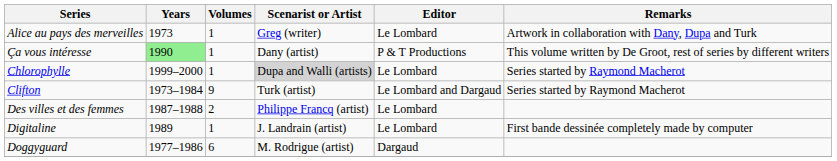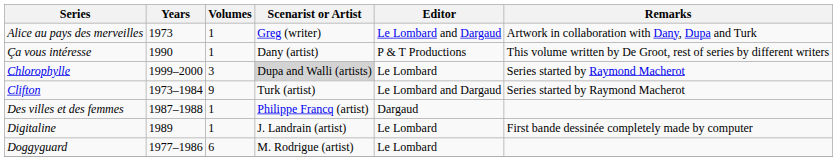(407, 33) Le Lombard -> (439, 33) Le Lombard and Dargaud
(161, 52) lightgreen background -> (161, 52) no background
(211, 71) 1 -> (211, 71) 3
(211, 109) 2 -> (211, 109) 1
(407, 109) Le Lombard -> (398, 109) Dargaud
(398, 147) Dargaud -> (407, 147) Le Lombard
